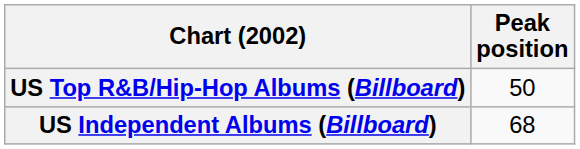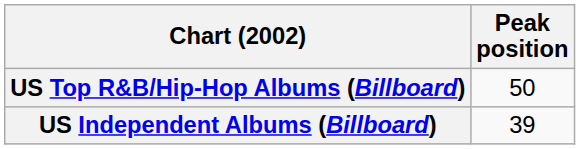(522, 125) 68 -> (522, 125) 39
